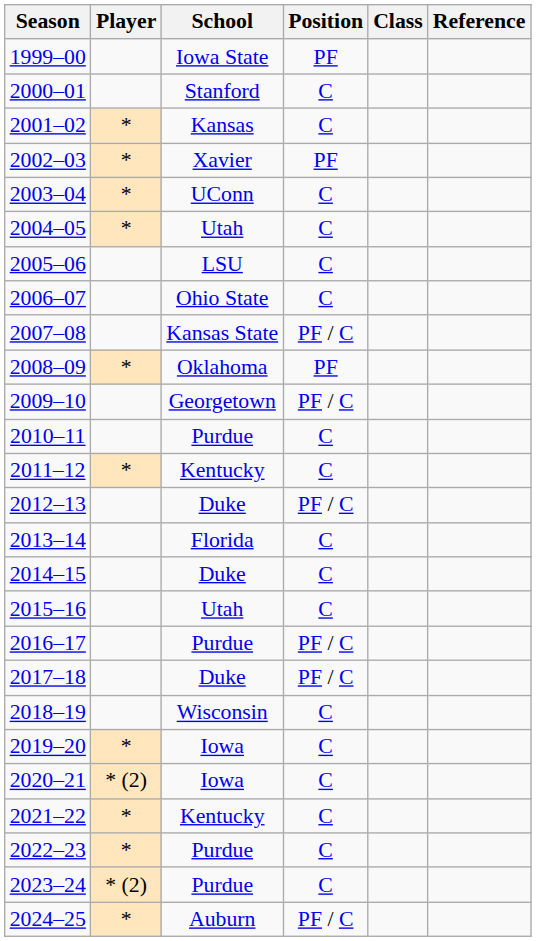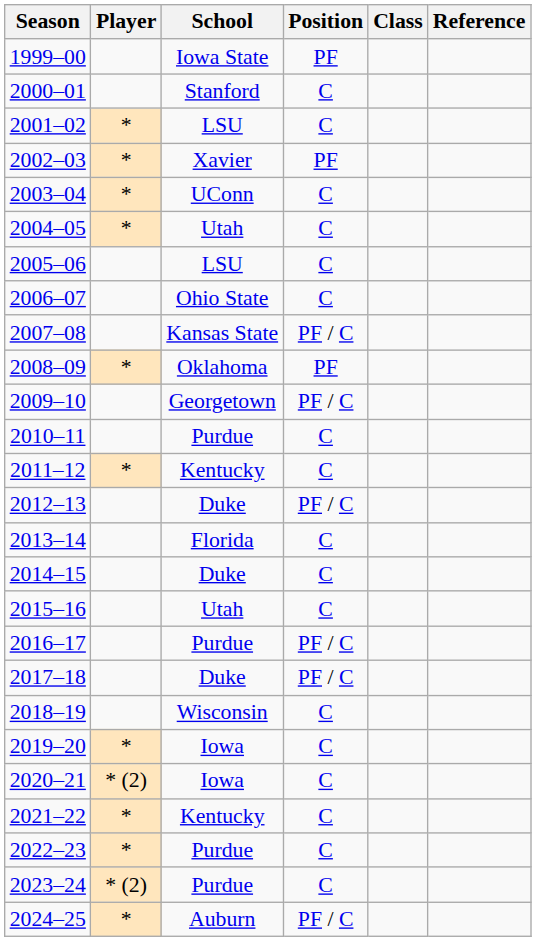(222, 125) Kansas -> (222, 125) LSU
